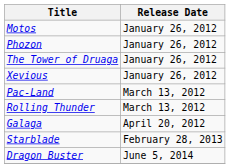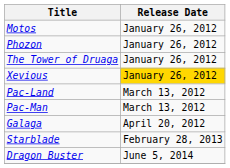(170, 76) no background -> (170, 76) gold background
+ row: (27, 108)
- row: (51, 108)
